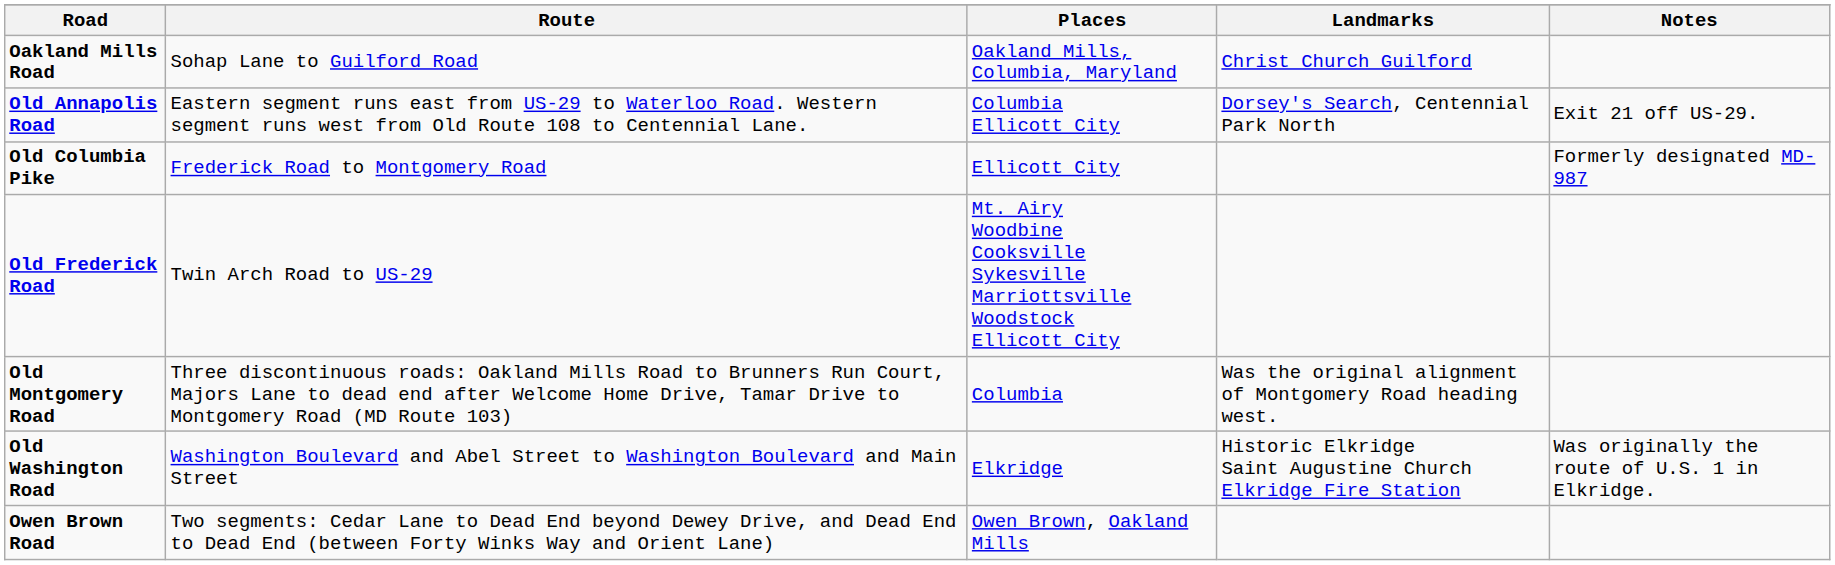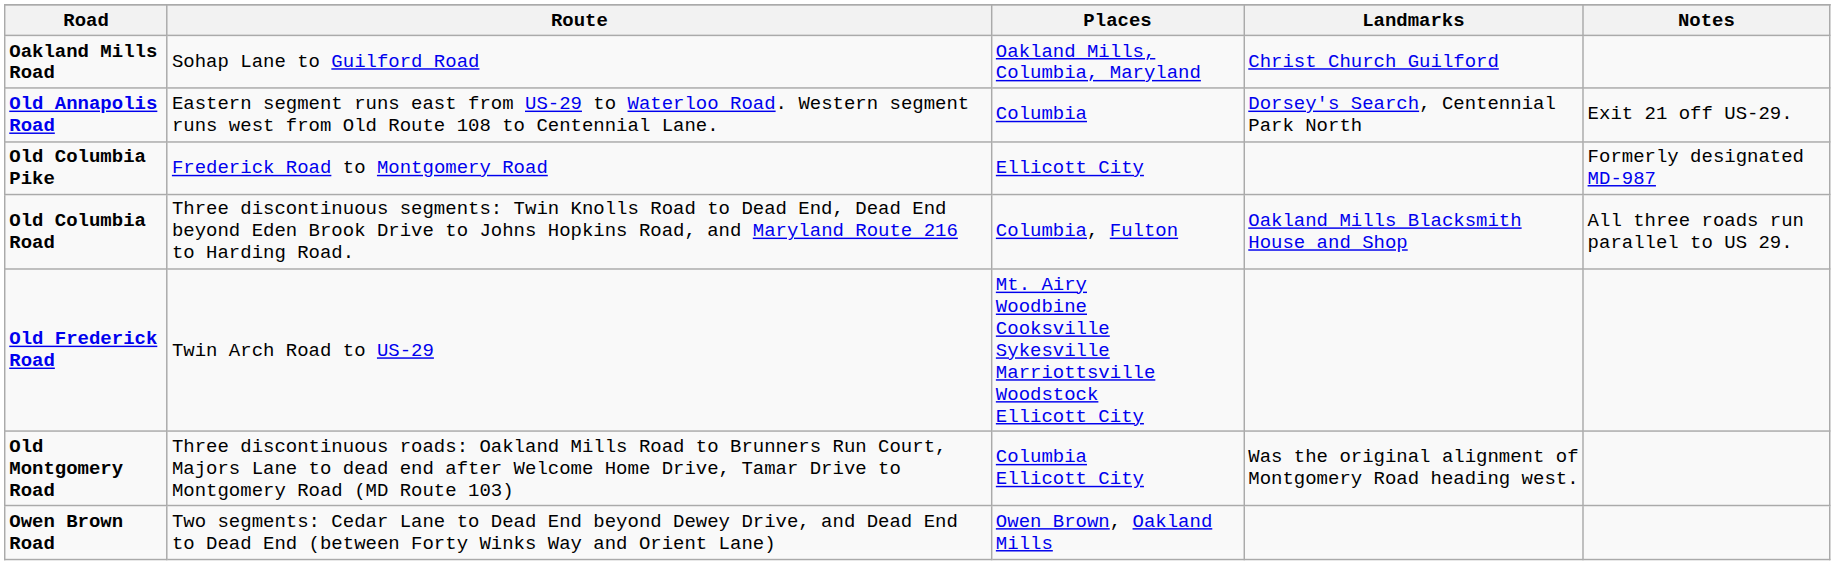(1046, 115) Columbia Ellicott City -> (1041, 115) Columbia
+ row: (78, 232)
(1017, 394) Columbia -> (1070, 469) Columbia Ellicott City
- row: (66, 469)
